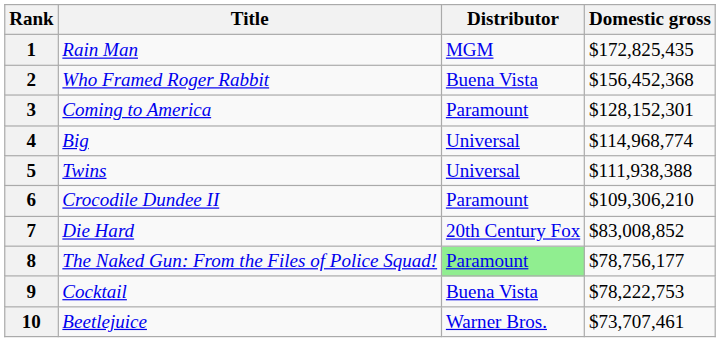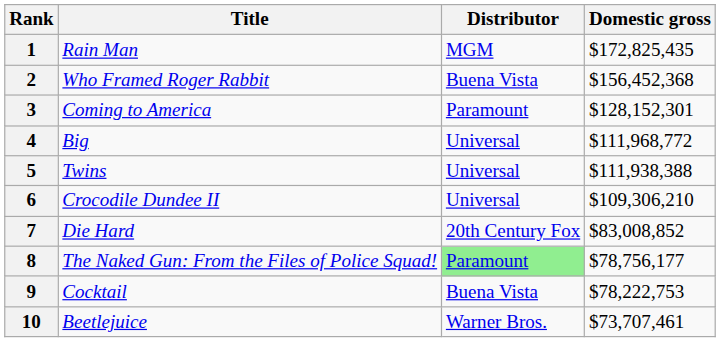(641, 140) $114,968,774 -> (641, 140) $111,968,772
(487, 200) Paramount -> (483, 200) Universal
